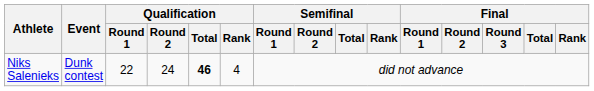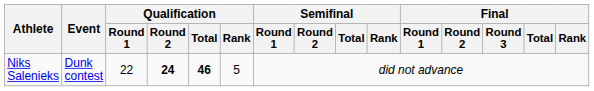(168, 70) normal -> (168, 70) bold
(237, 70) 4 -> (237, 70) 5
